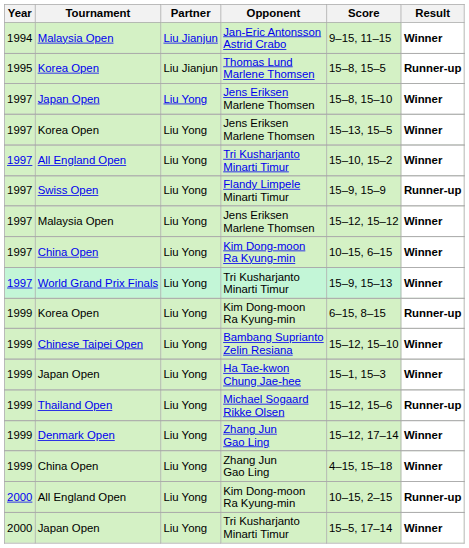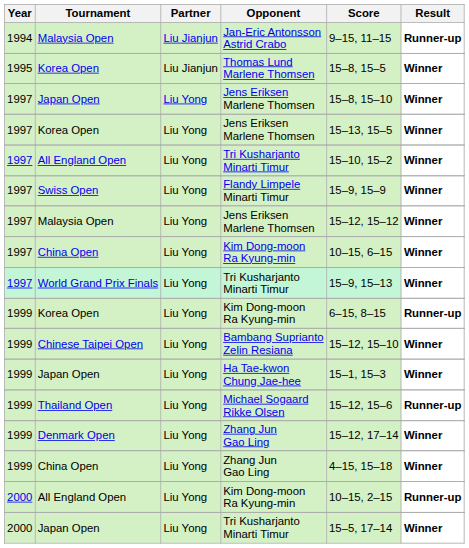(423, 38) Winner -> (433, 38) Runner-up
(433, 69) Runner-up -> (423, 69) Winner
(433, 191) Runner-up -> (423, 191) Winner
